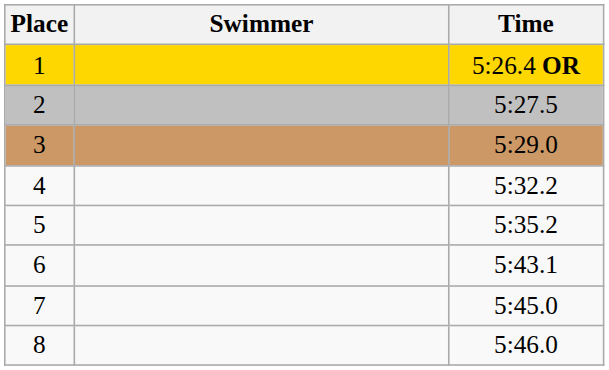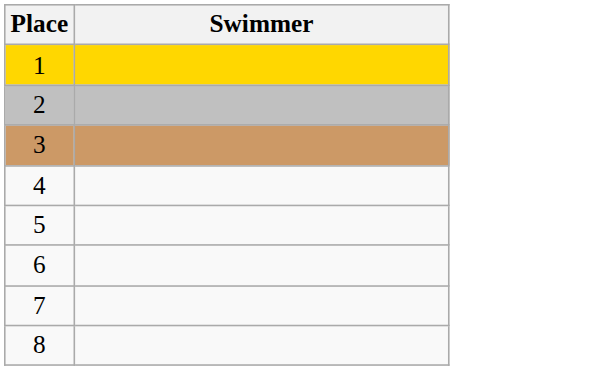- column: (526, 24)
